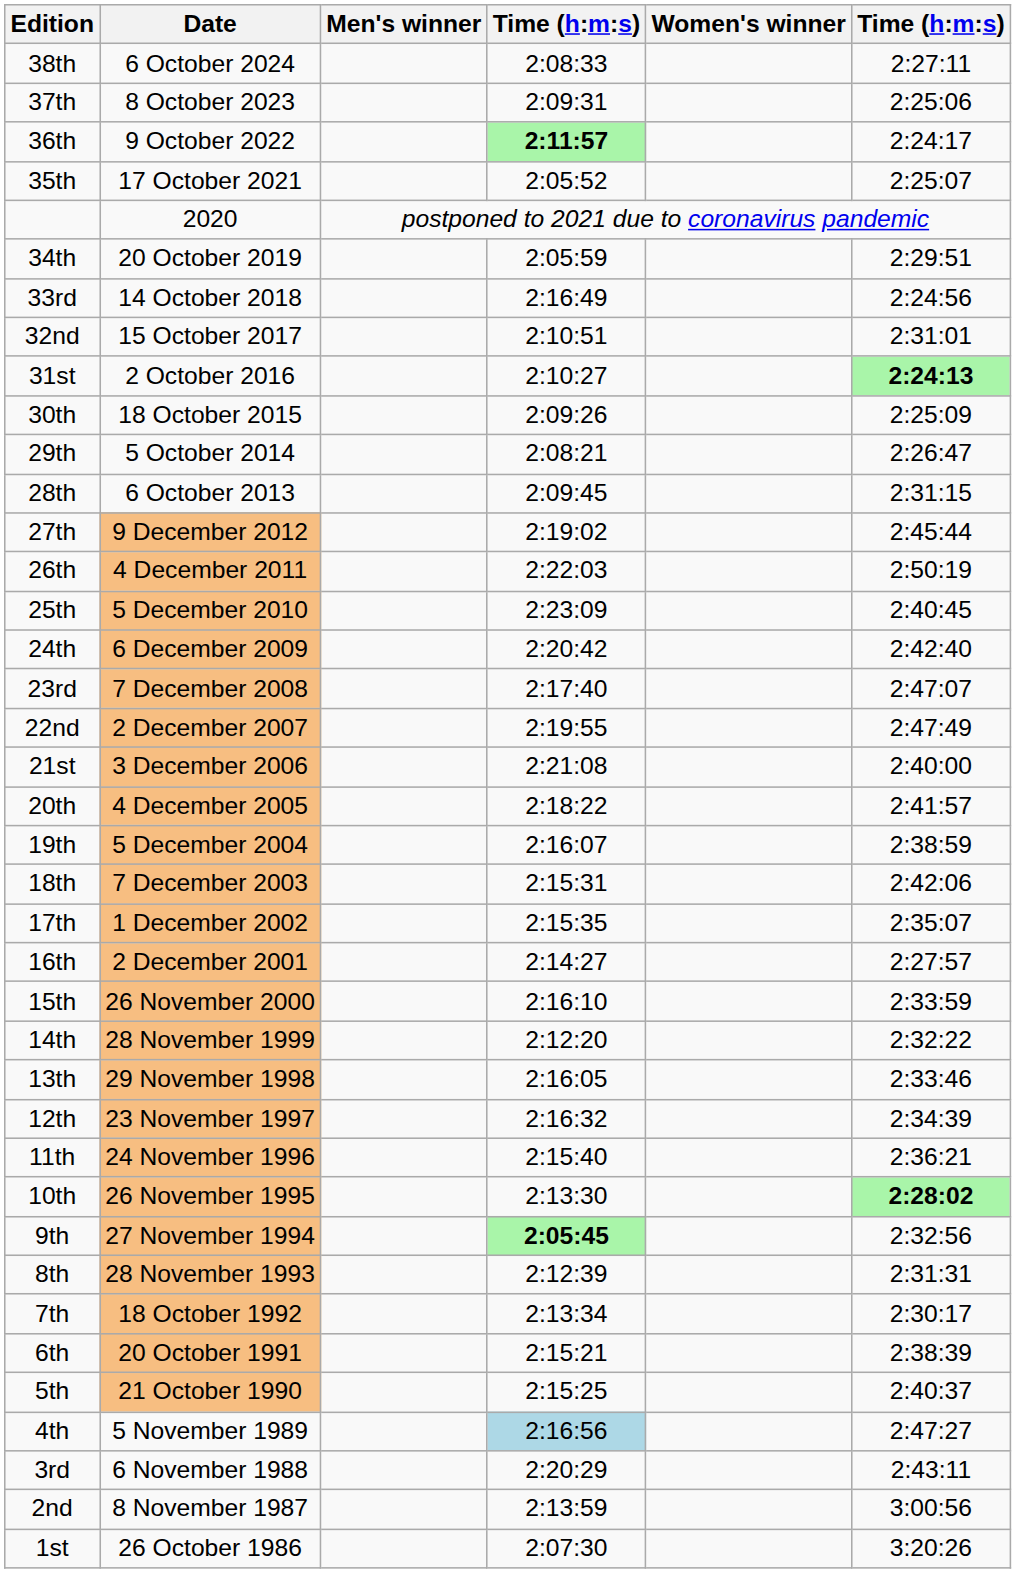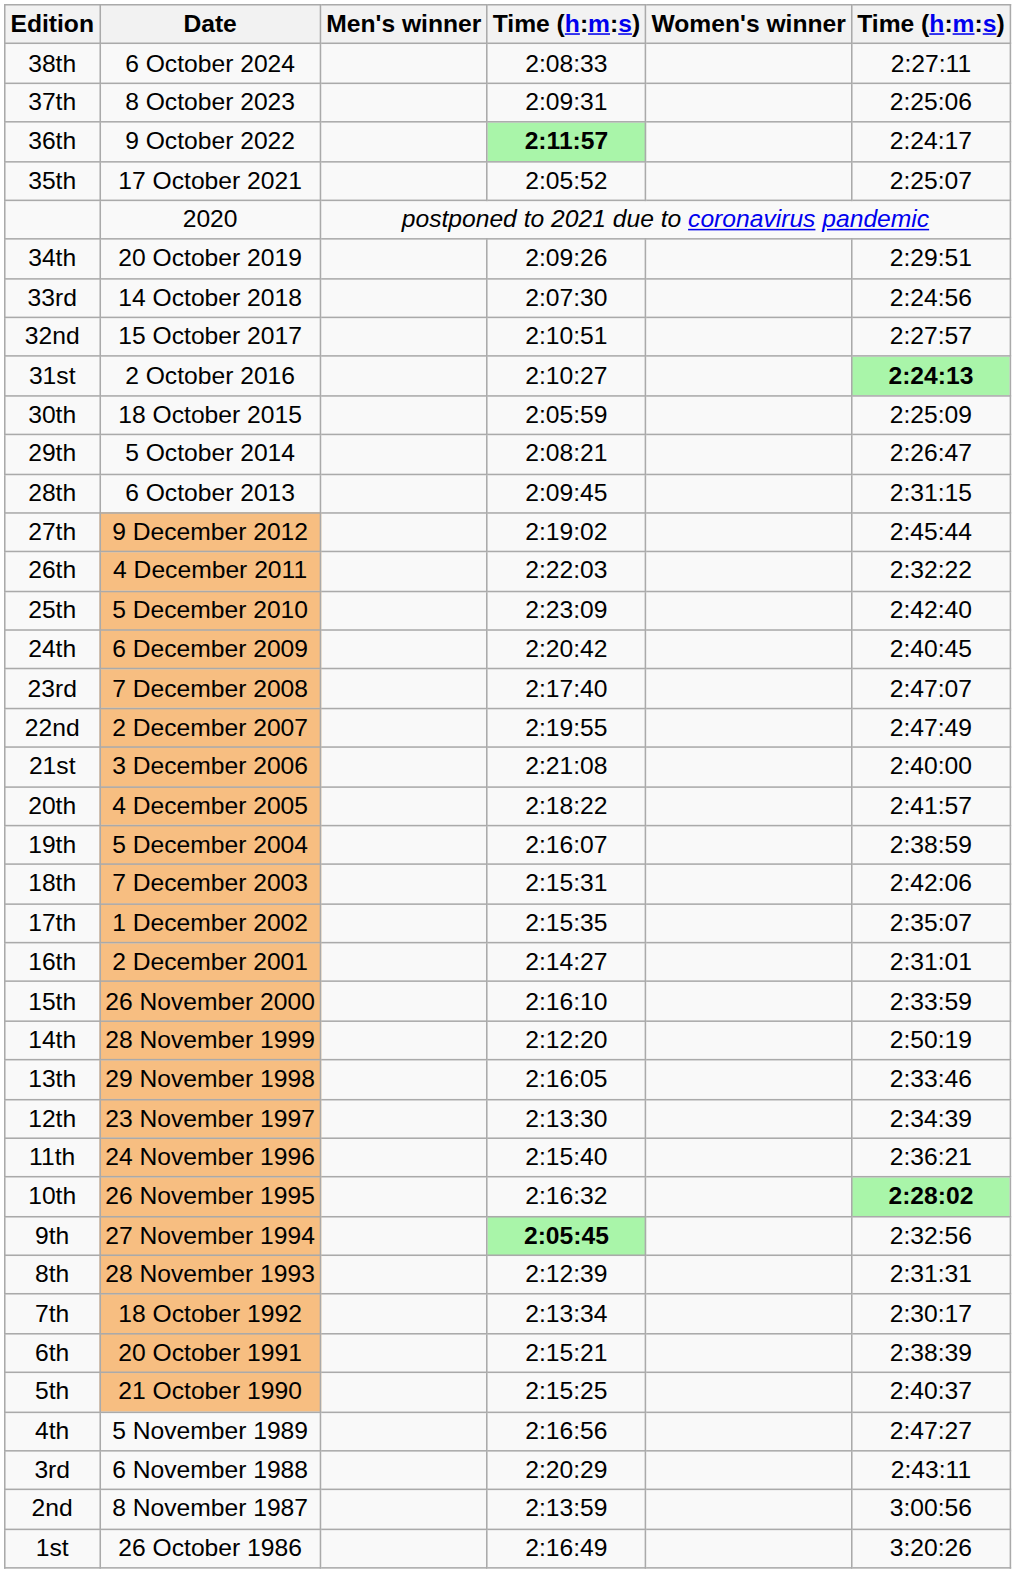(566, 258) 2:05:59 -> (566, 258) 2:09:26
(566, 297) 2:16:49 -> (566, 297) 2:07:30
(931, 336) 2:31:01 -> (931, 336) 2:27:57
(566, 414) 2:09:26 -> (566, 414) 2:05:59
(931, 571) 2:50:19 -> (931, 571) 2:32:22
(931, 610) 2:40:45 -> (931, 610) 2:42:40
(931, 649) 2:42:40 -> (931, 649) 2:40:45
(931, 961) 2:27:57 -> (931, 961) 2:31:01
(931, 1040) 2:32:22 -> (931, 1040) 2:50:19
(566, 1118) 2:16:32 -> (566, 1118) 2:13:30
(566, 1196) 2:13:30 -> (566, 1196) 2:16:32
(566, 1430) lightblue background -> (566, 1430) no background
(566, 1548) 2:07:30 -> (566, 1548) 2:16:49
